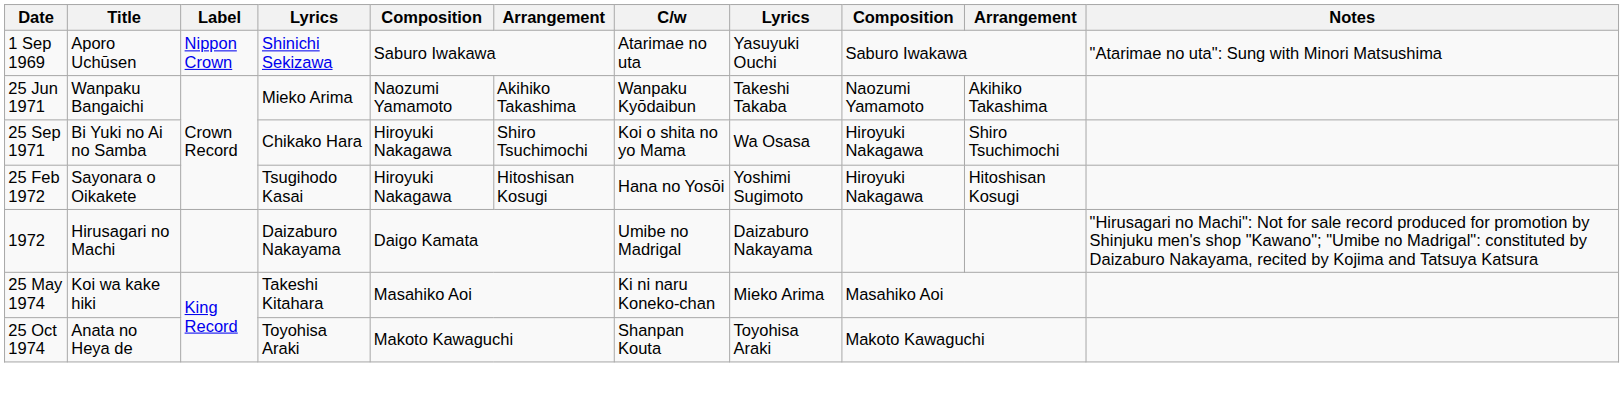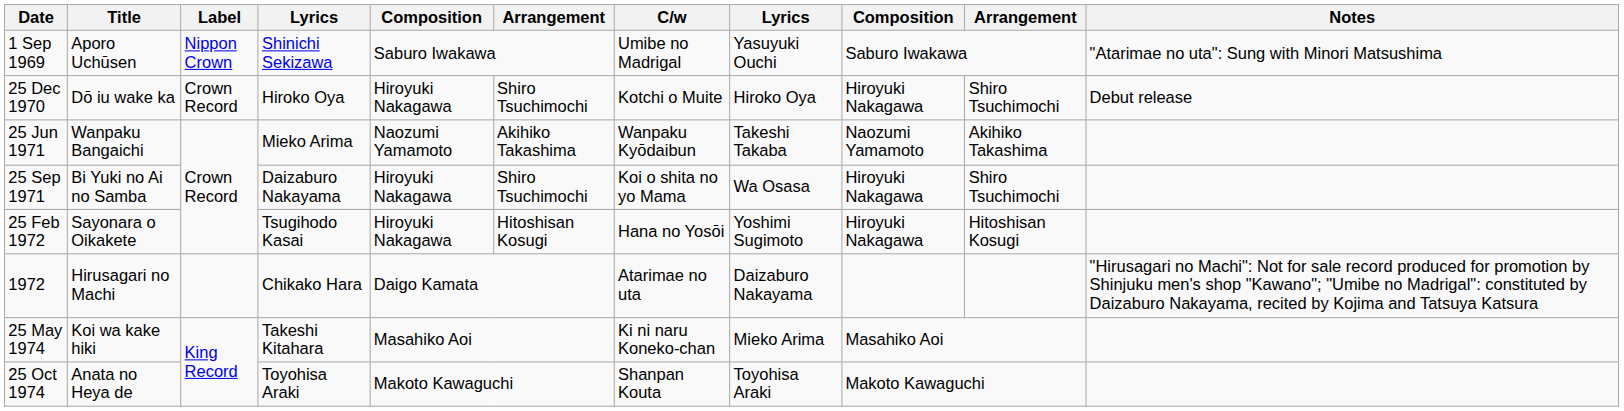(662, 52) Atarimae no uta -> (653, 52) Umibe no Madrigal
+ row: (34, 97)
(312, 142) Chikako Hara -> (301, 187) Daizaburo Nakayama
(301, 240) Daizaburo Nakayama -> (312, 285) Chikako Hara
(653, 240) Umibe no Madrigal -> (662, 285) Atarimae no uta
